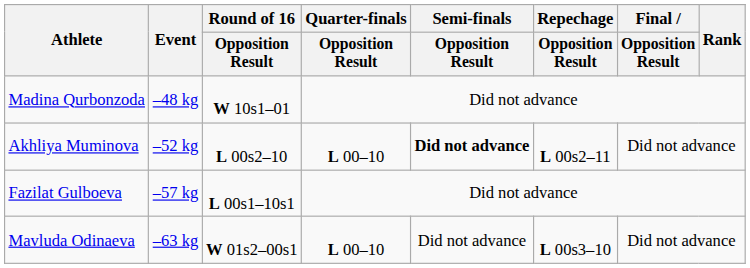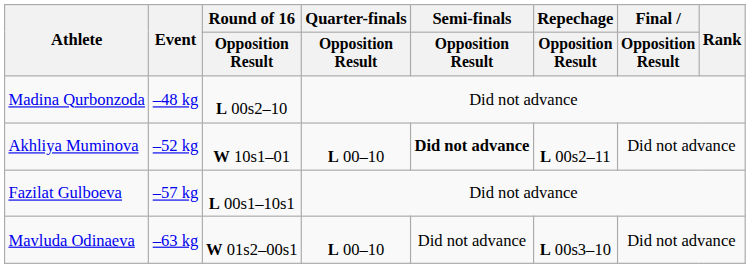(252, 109) W 10s1–01 -> (252, 109) L 00s2–10
(252, 156) L 00s2–10 -> (252, 156) W 10s1–01
